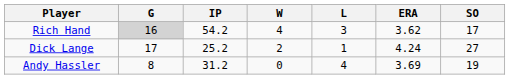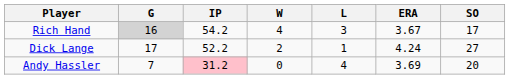(408, 30) 3.62 -> (408, 30) 3.67
(215, 48) 25.2 -> (215, 48) 52.2
(151, 65) 8 -> (151, 65) 7
(215, 65) no background -> (215, 65) pink background
(472, 65) 19 -> (472, 65) 20
